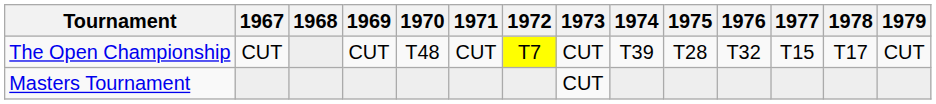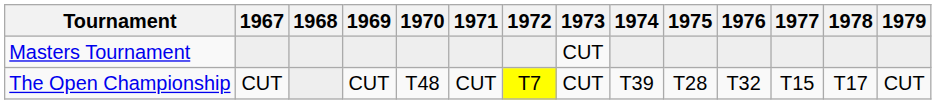rows swapped: (100, 84) <-> (120, 52)
